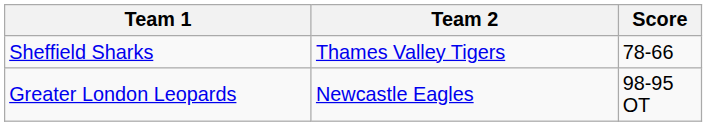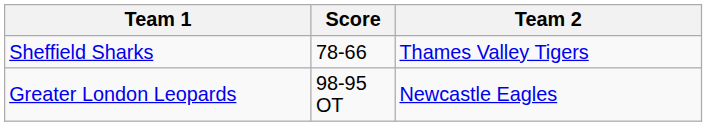columns swapped: (465, 20) <-> (660, 20)
